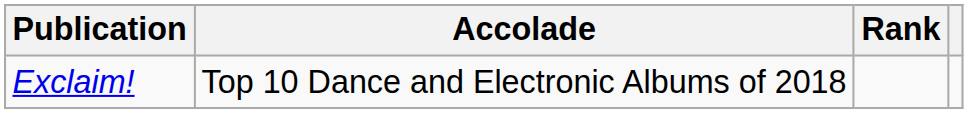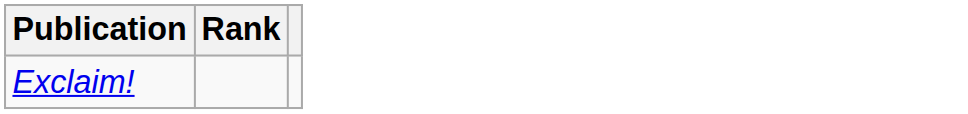- column: (524, 30)
